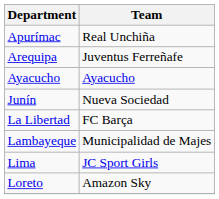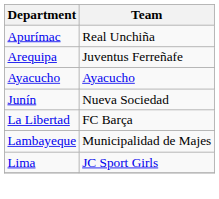- row: (25, 183)
